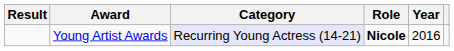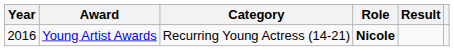columns swapped: (426, 14) <-> (27, 14)
(267, 35) lavender background -> (256, 35) no background
